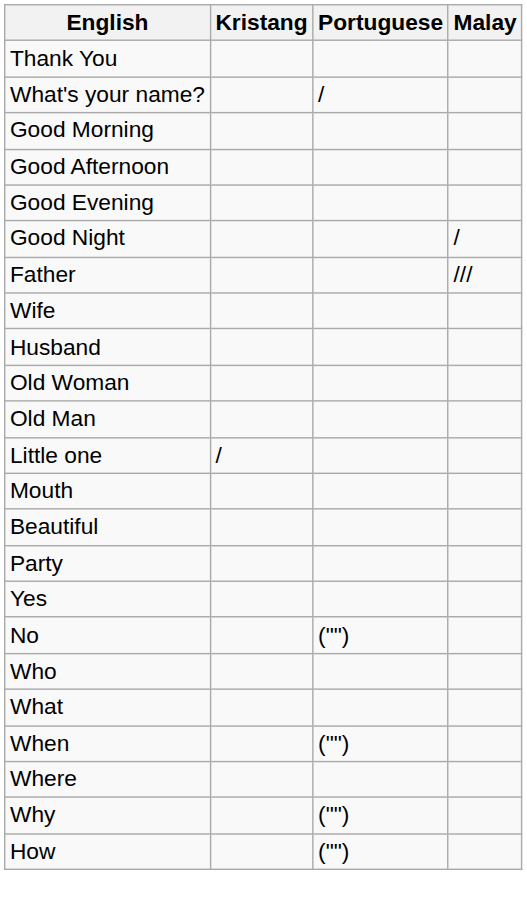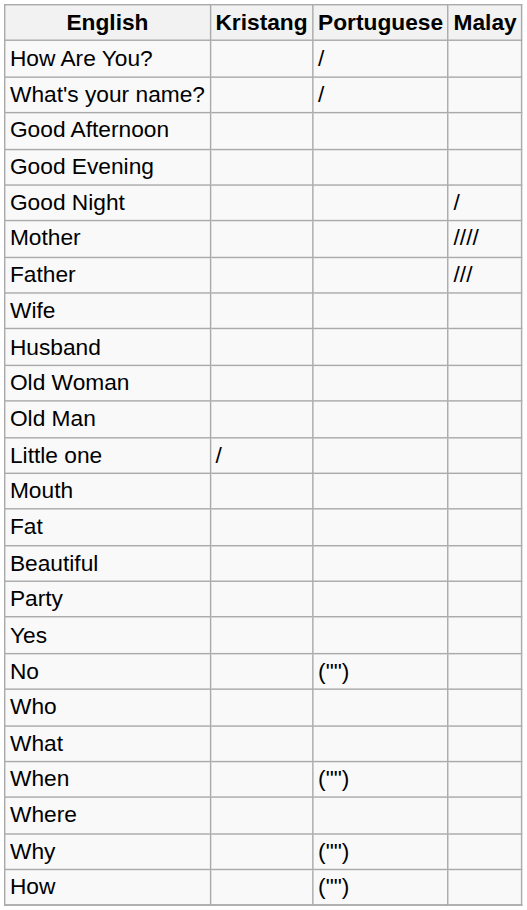- row: (64, 58)
+ row: (81, 58)
- row: (82, 130)
+ row: (45, 238)
+ row: (26, 526)
